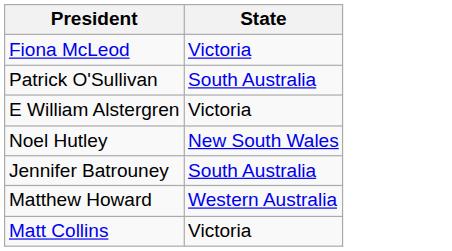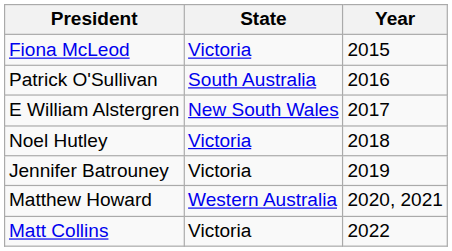+ column: (395, 19)
(220, 110) Victoria -> (263, 110) New South Wales
(263, 140) New South Wales -> (220, 140) Victoria
(252, 170) South Australia -> (220, 170) Victoria
